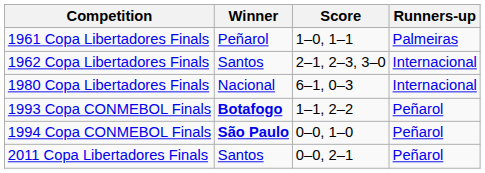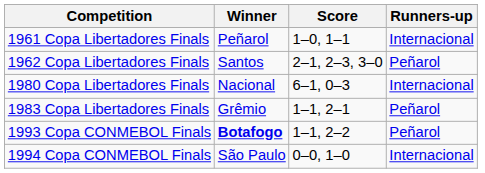(425, 39) Palmeiras -> (432, 39) Internacional
(435, 62) Internacional -> (415, 62) Peñarol
+ row: (109, 109)
(253, 132) bold -> (252, 156) normal
(418, 132) Peñarol -> (432, 156) Internacional
- row: (108, 156)
